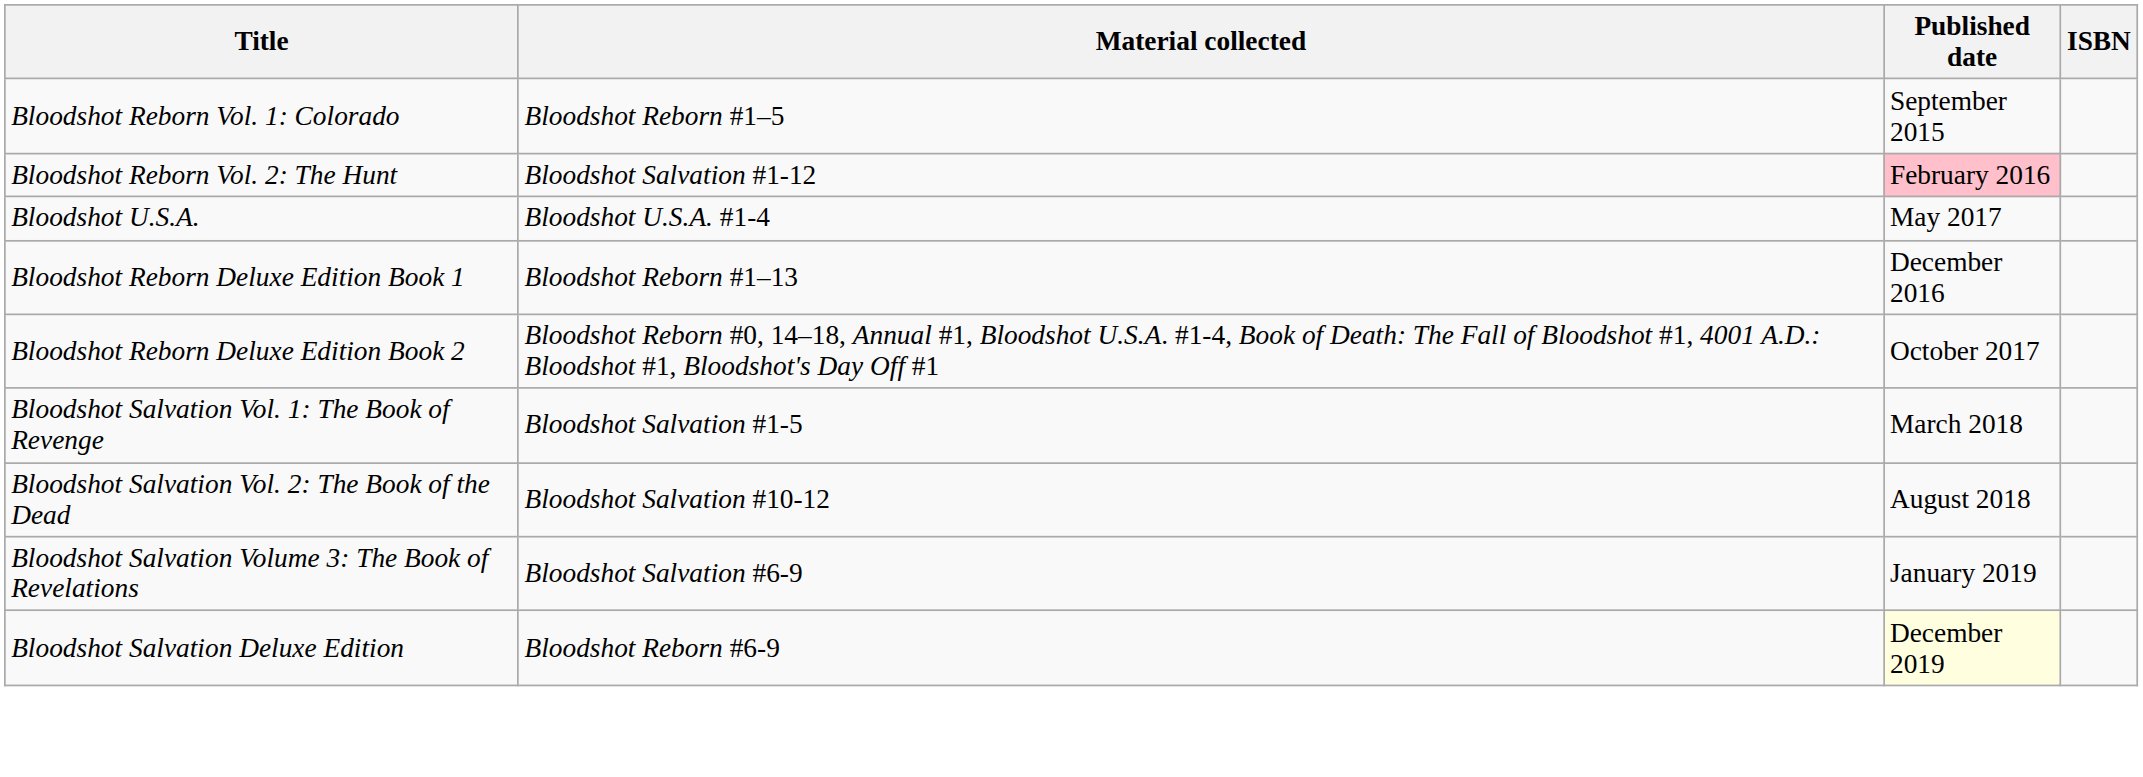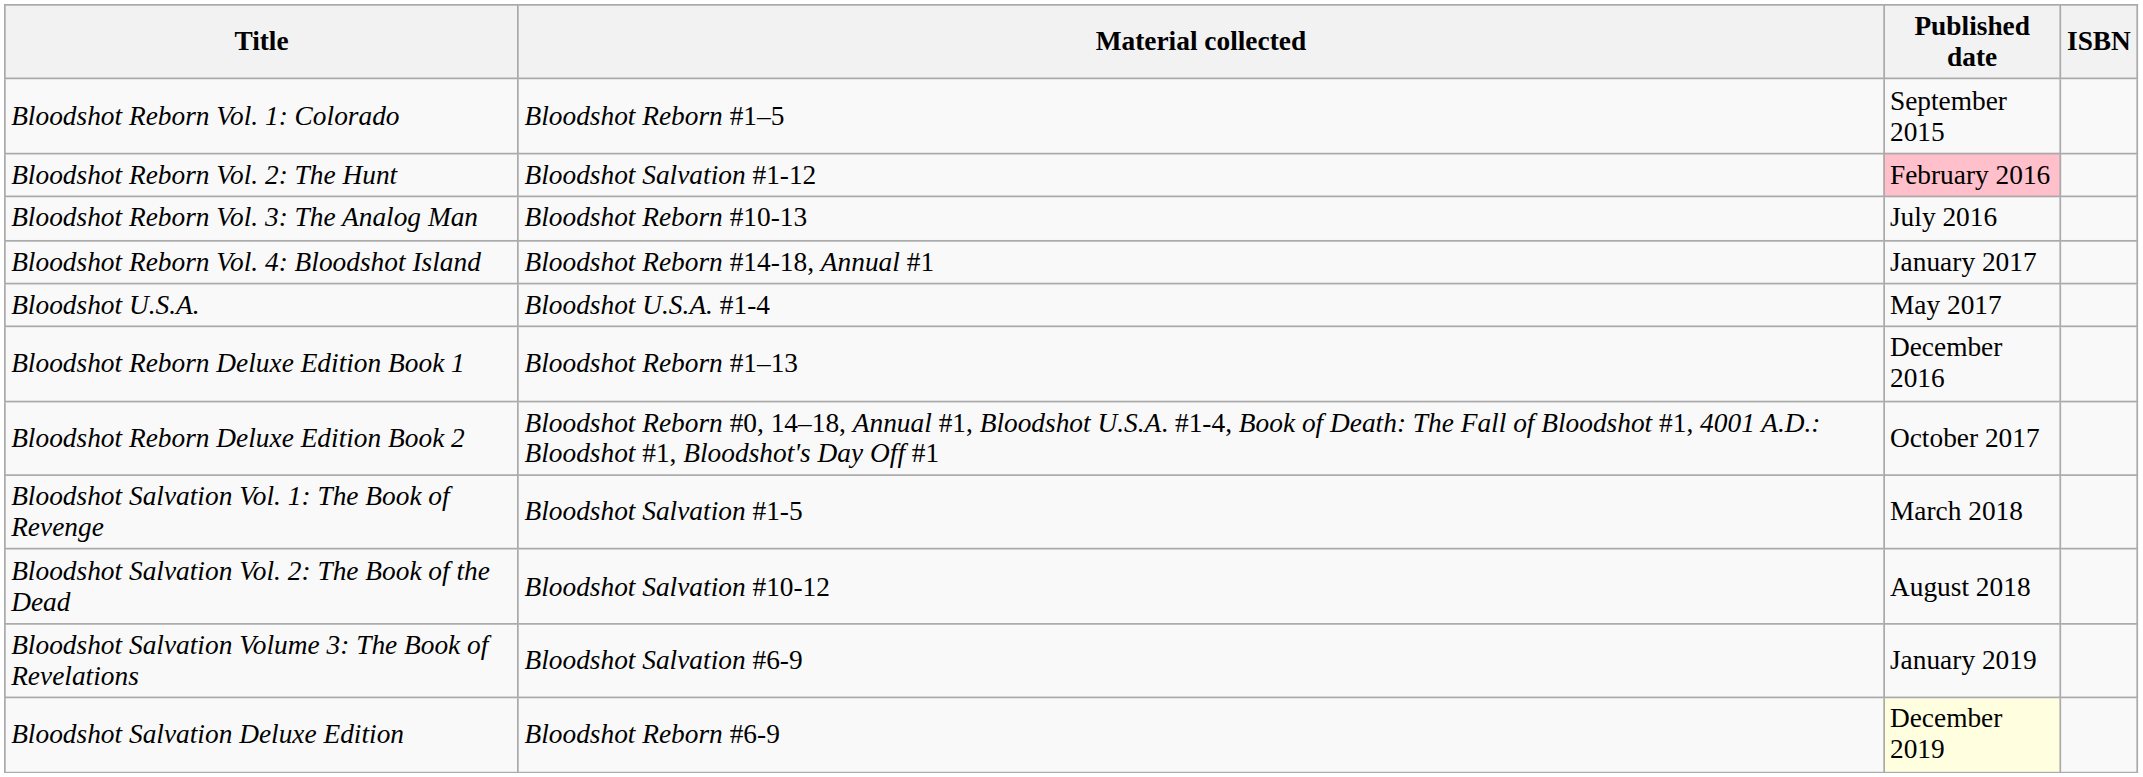+ row: (245, 217)
+ row: (246, 261)
